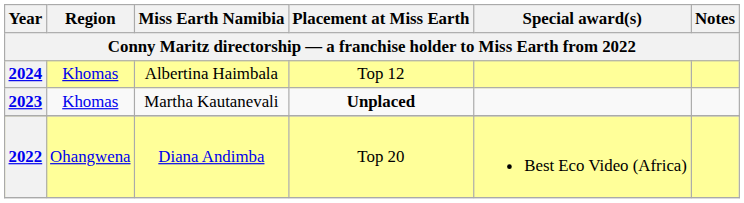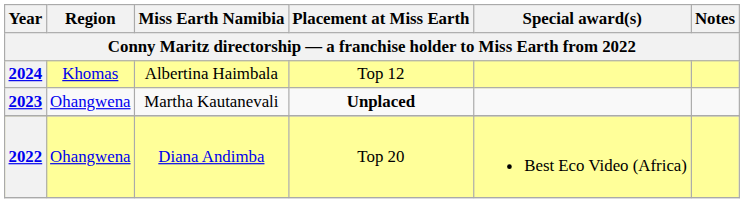(90, 102) Khomas -> (90, 102) Ohangwena
